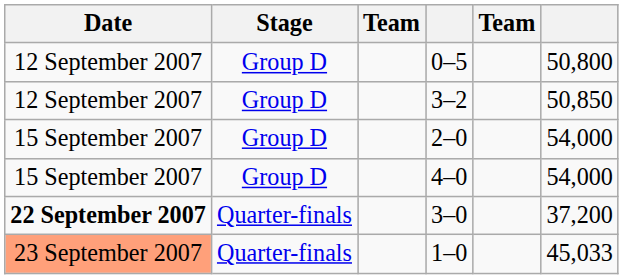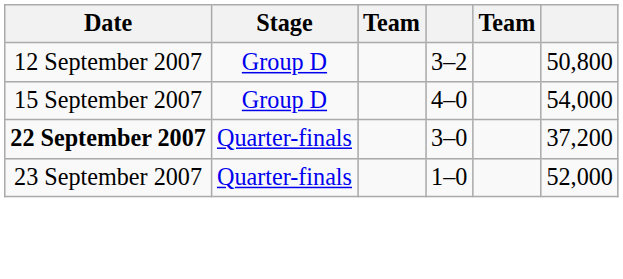- row: (449, 61)
(580, 100) 50,850 -> (580, 61) 50,800
- row: (449, 138)
(108, 253) lightsalmon background -> (108, 176) no background
(580, 253) 45,033 -> (580, 176) 52,000
